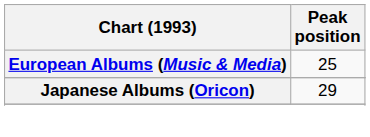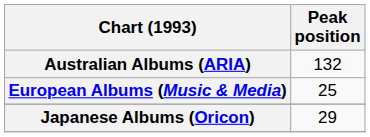+ row: (148, 63)
